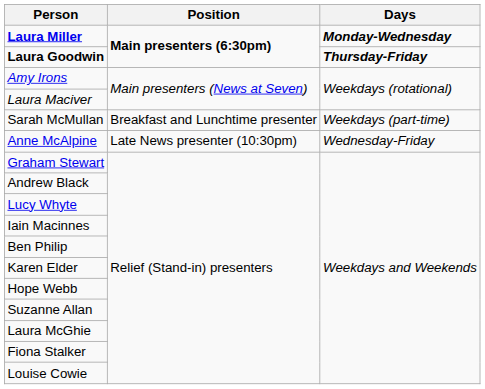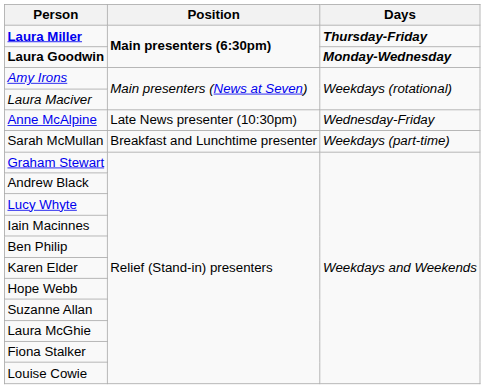(387, 36) Monday-Wednesday -> (375, 36) Thursday-Friday
(375, 57) Thursday-Friday -> (387, 57) Monday-Wednesday
rows swapped: (52, 141) <-> (55, 120)
